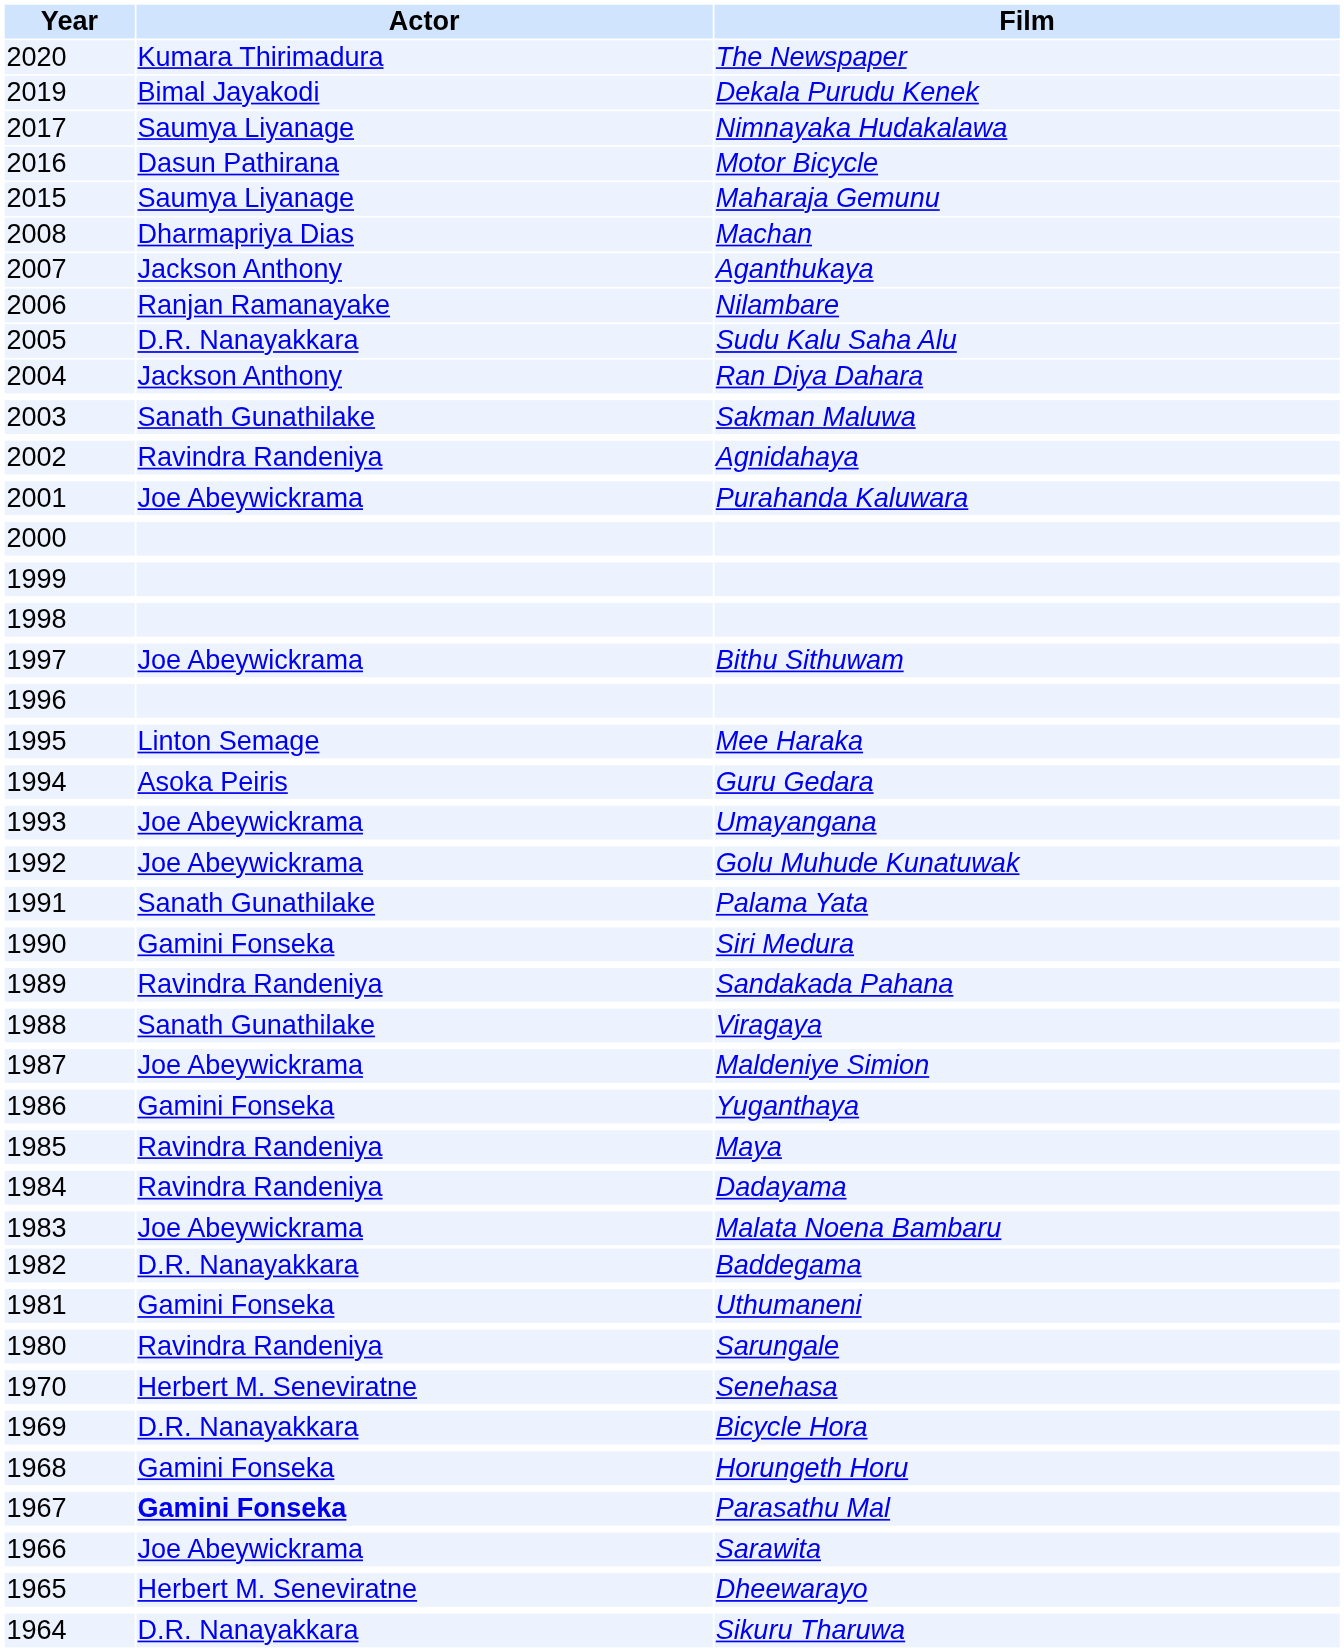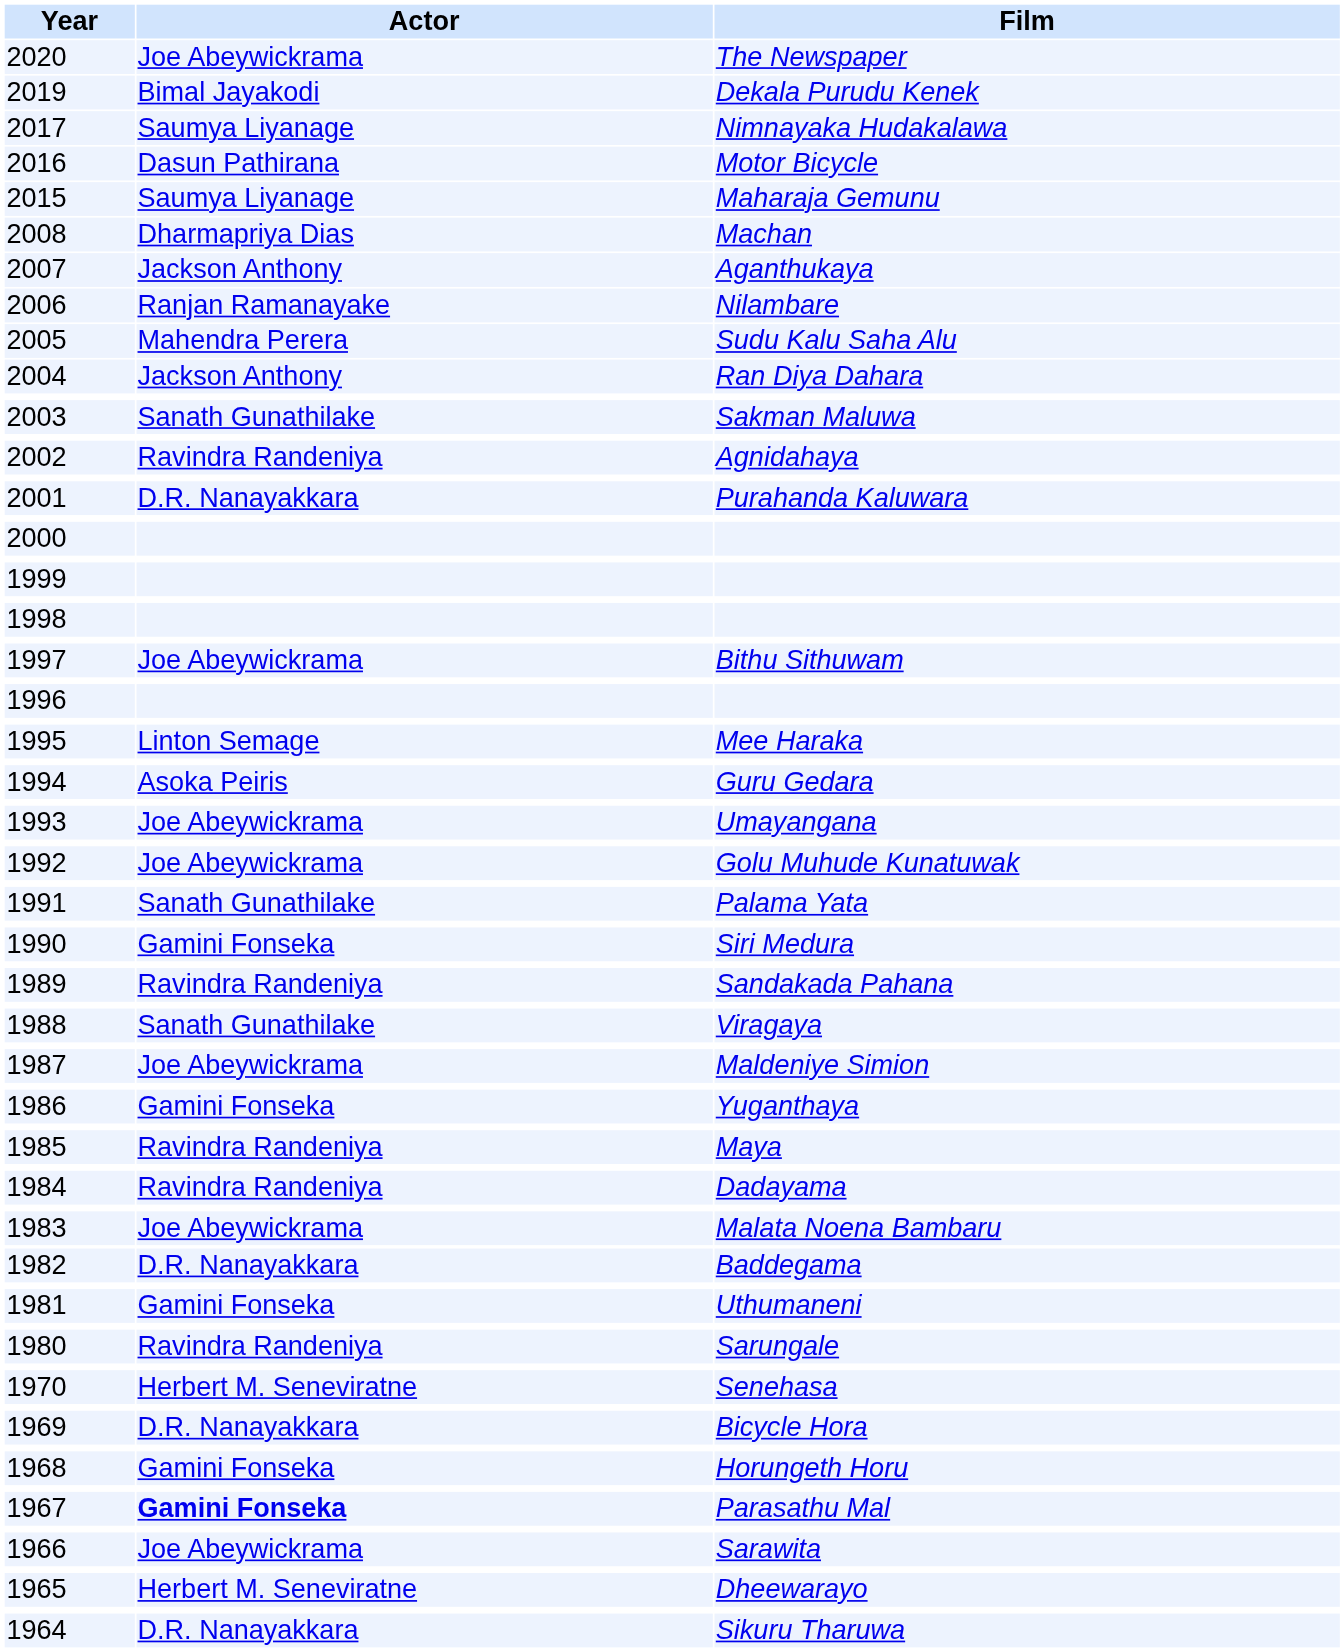(261, 56) Kumara Thirimadura -> (250, 56) Joe Abeywickrama
(248, 340) D.R. Nanayakkara -> (243, 340) Mahendra Perera
(250, 497) Joe Abeywickrama -> (248, 497) D.R. Nanayakkara
